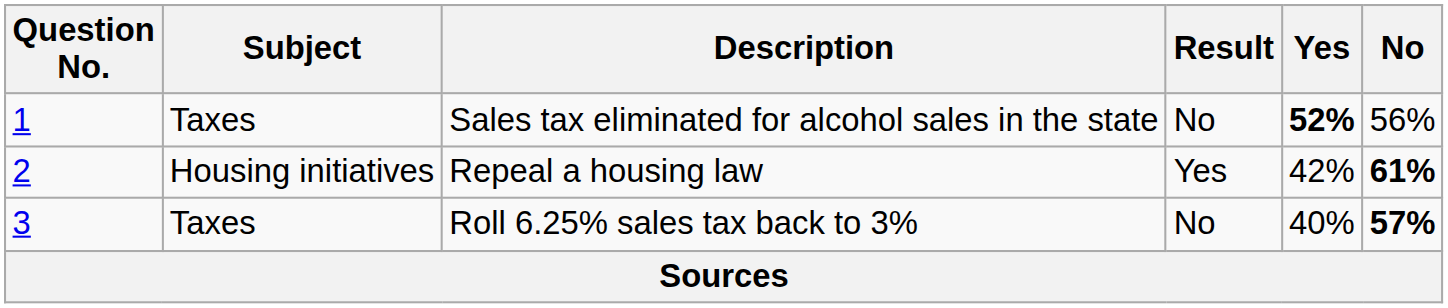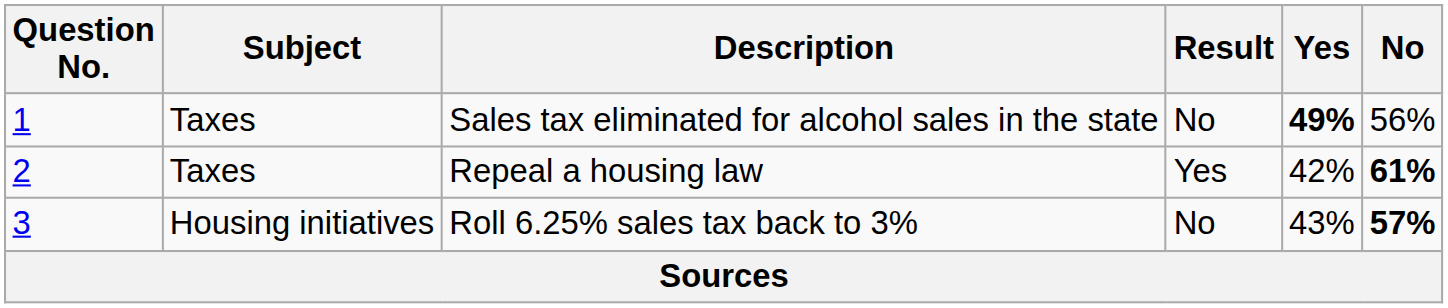(1322, 119) 52% -> (1322, 119) 49%
(302, 171) Housing initiatives -> (213, 171) Taxes
(213, 223) Taxes -> (302, 223) Housing initiatives
(1322, 223) 40% -> (1322, 223) 43%
